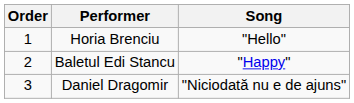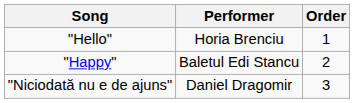columns swapped: (28, 16) <-> (264, 16)
